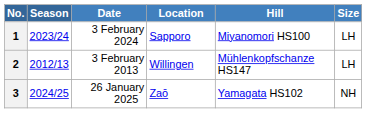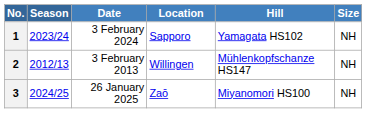(264, 36) Miyanomori HS100 -> (260, 36) Yamagata HS102
(348, 36) LH -> (348, 36) NH
(348, 64) LH -> (348, 64) NH
(260, 93) Yamagata HS102 -> (264, 93) Miyanomori HS100
